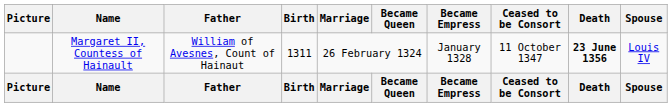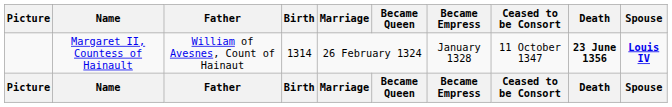(299, 53) 1311 -> (299, 53) 1314
(644, 53) normal -> (644, 53) bold
